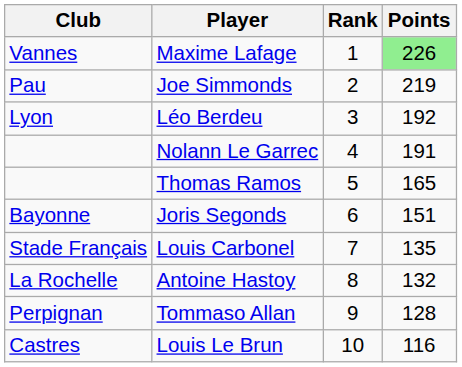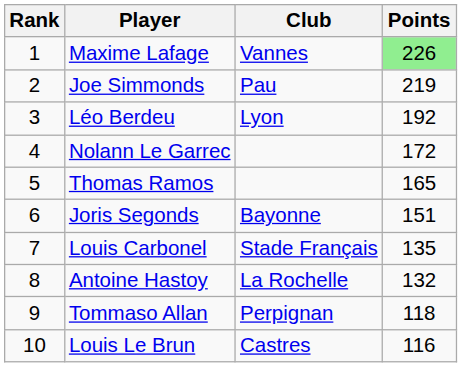columns swapped: (353, 20) <-> (78, 20)
(419, 150) 191 -> (419, 150) 172
(419, 313) 128 -> (419, 313) 118
